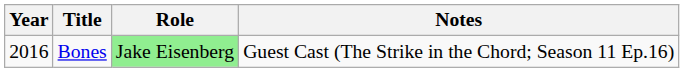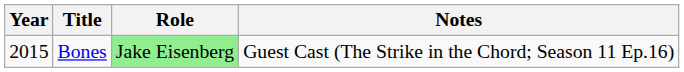(29, 51) 2016 -> (29, 51) 2015
